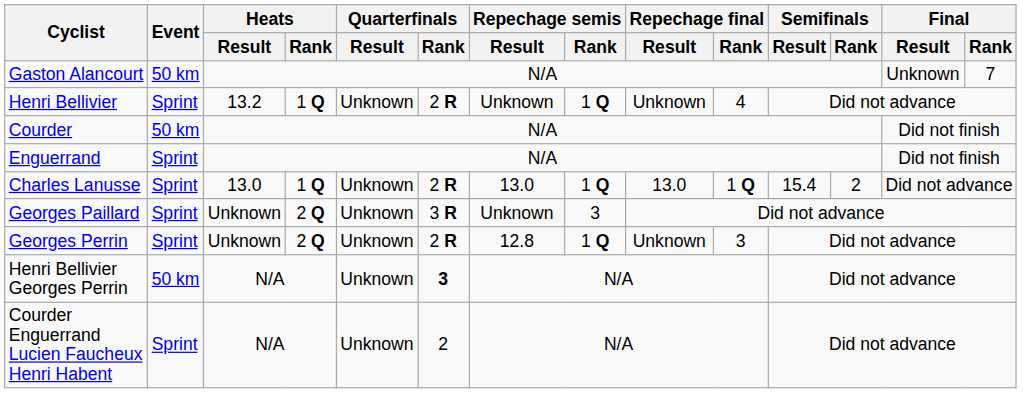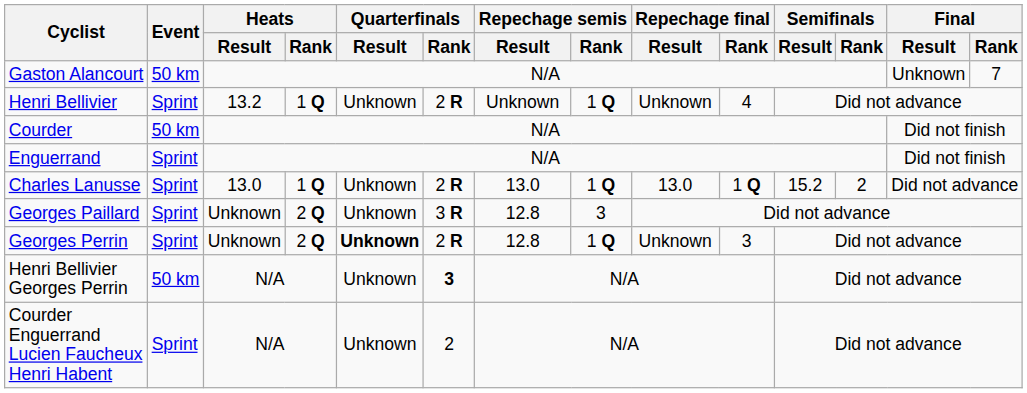(799, 185) 15.4 -> (805, 185) 15.2
(517, 213) Unknown -> (523, 213) 12.8
(377, 241) normal -> (380, 241) bold
